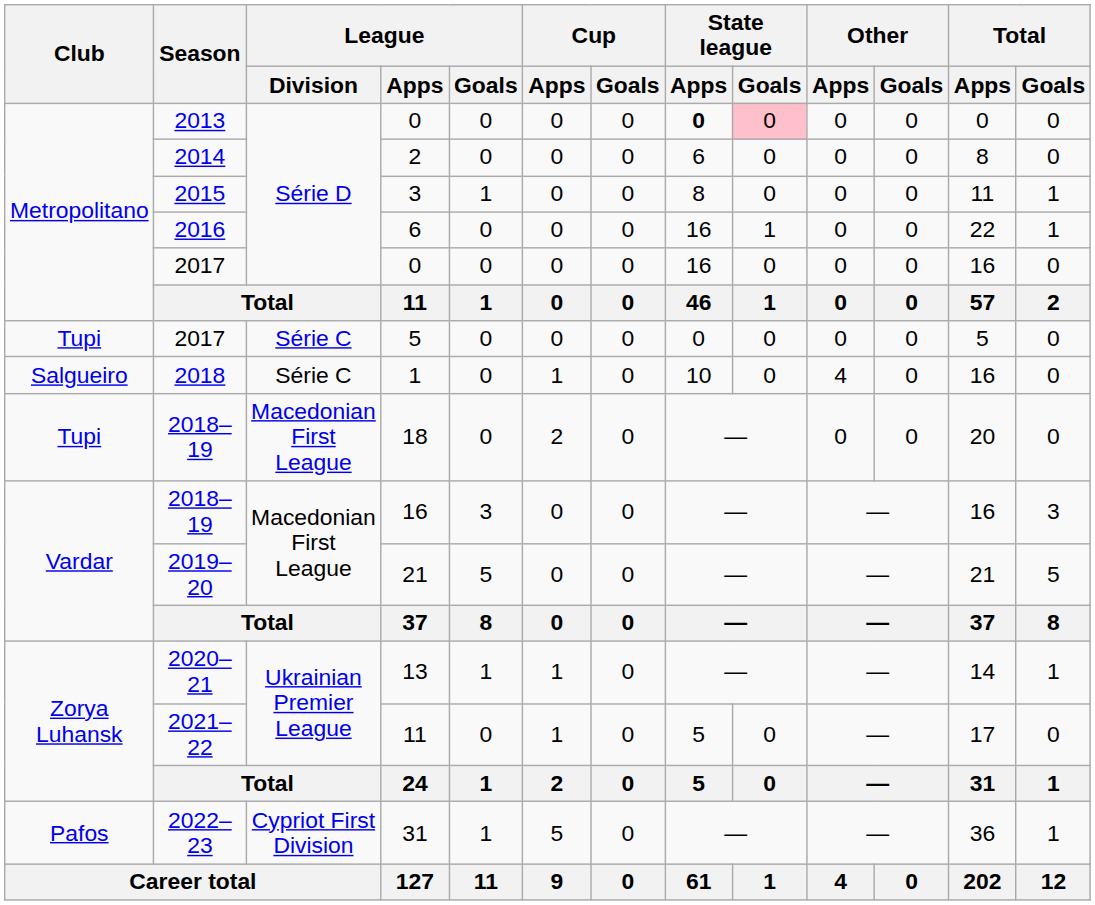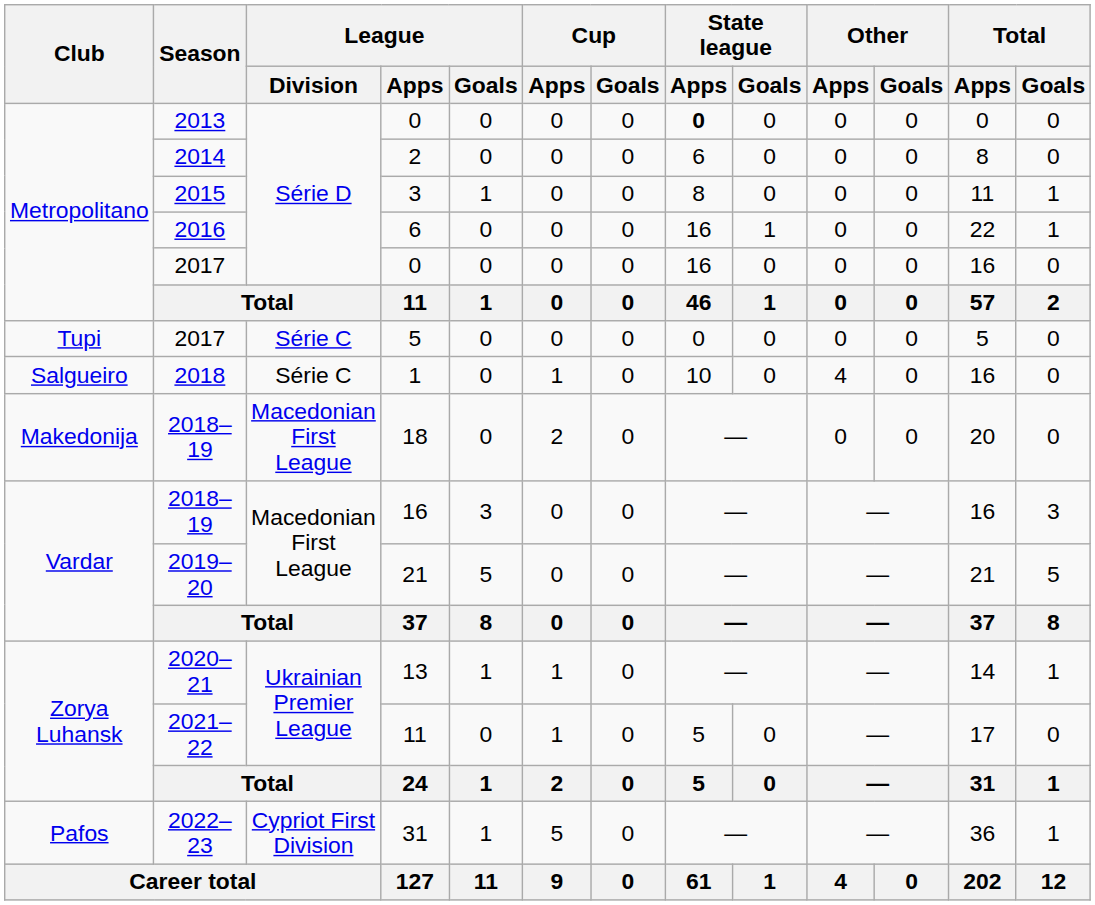(770, 120) pink background -> (770, 120) no background
(79, 436) Tupi -> (79, 436) Makedonija
